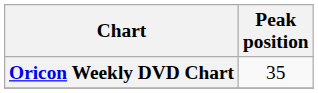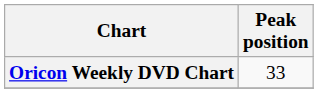(276, 72) 35 -> (276, 72) 33
